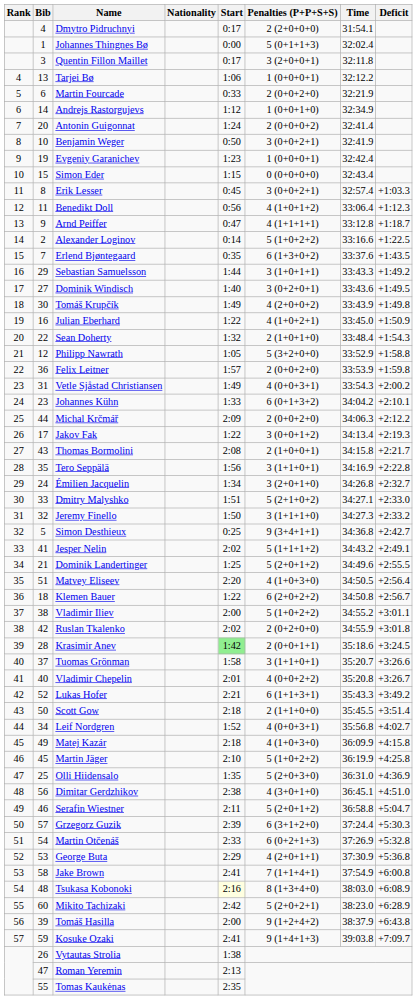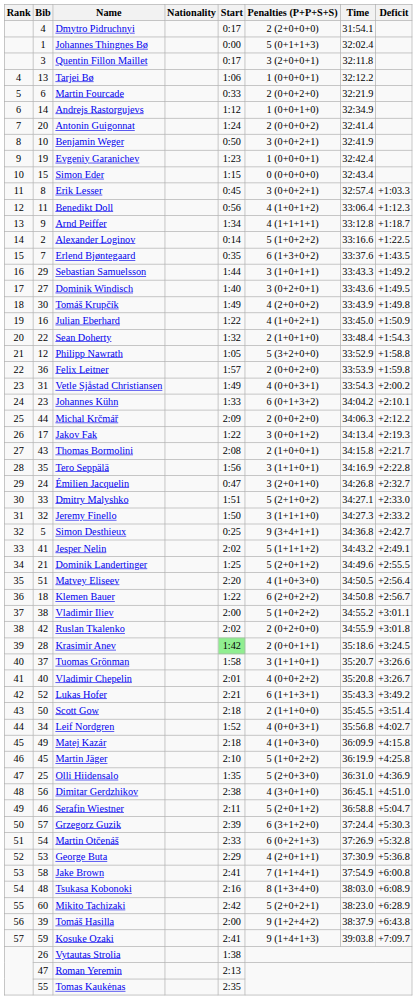(232, 223) 0:47 -> (232, 223) 1:34
(232, 483) 1:34 -> (232, 483) 0:47
(232, 889) lightyellow background -> (232, 889) no background
